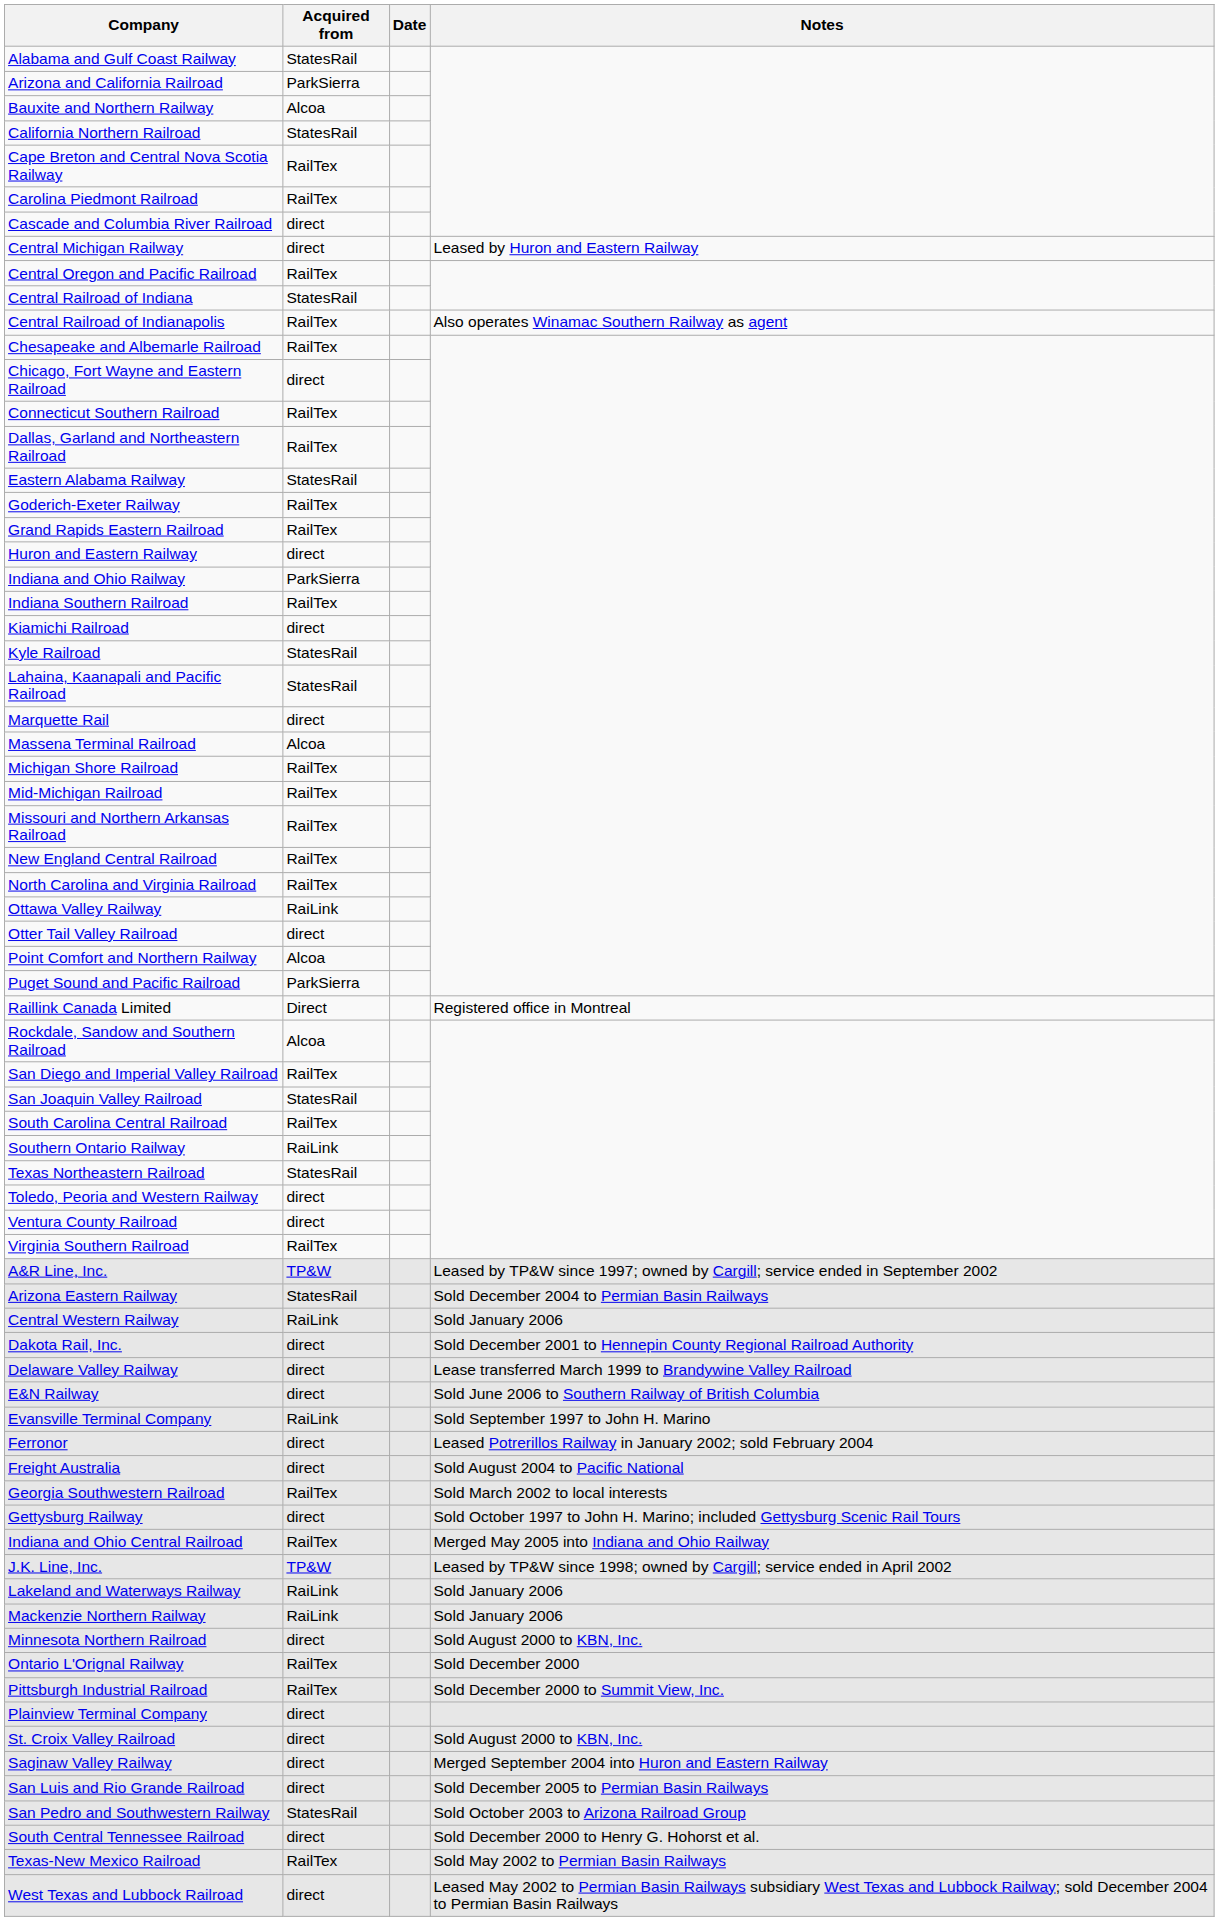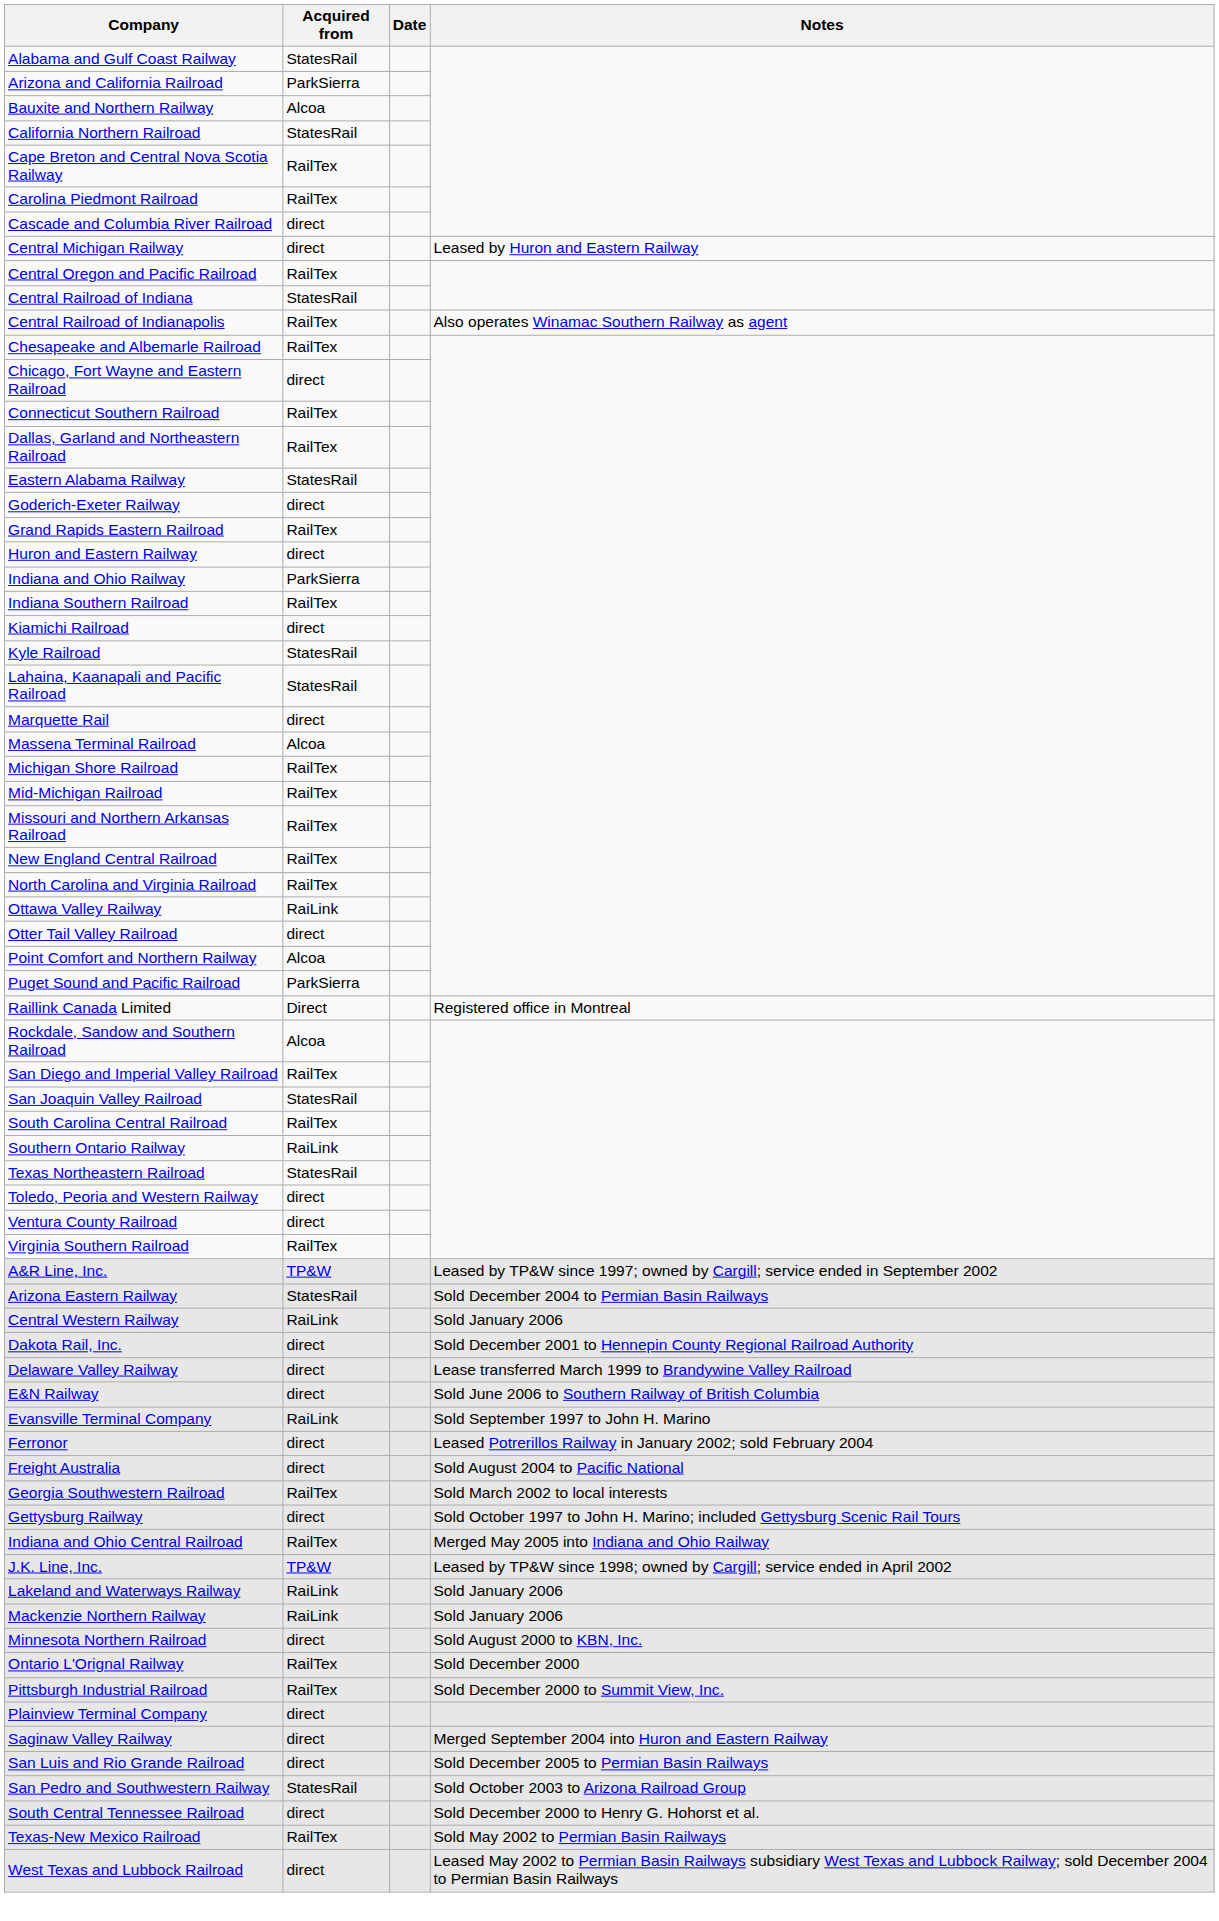(312, 505) RailTex -> (305, 505) direct
- row: (92, 1738)
